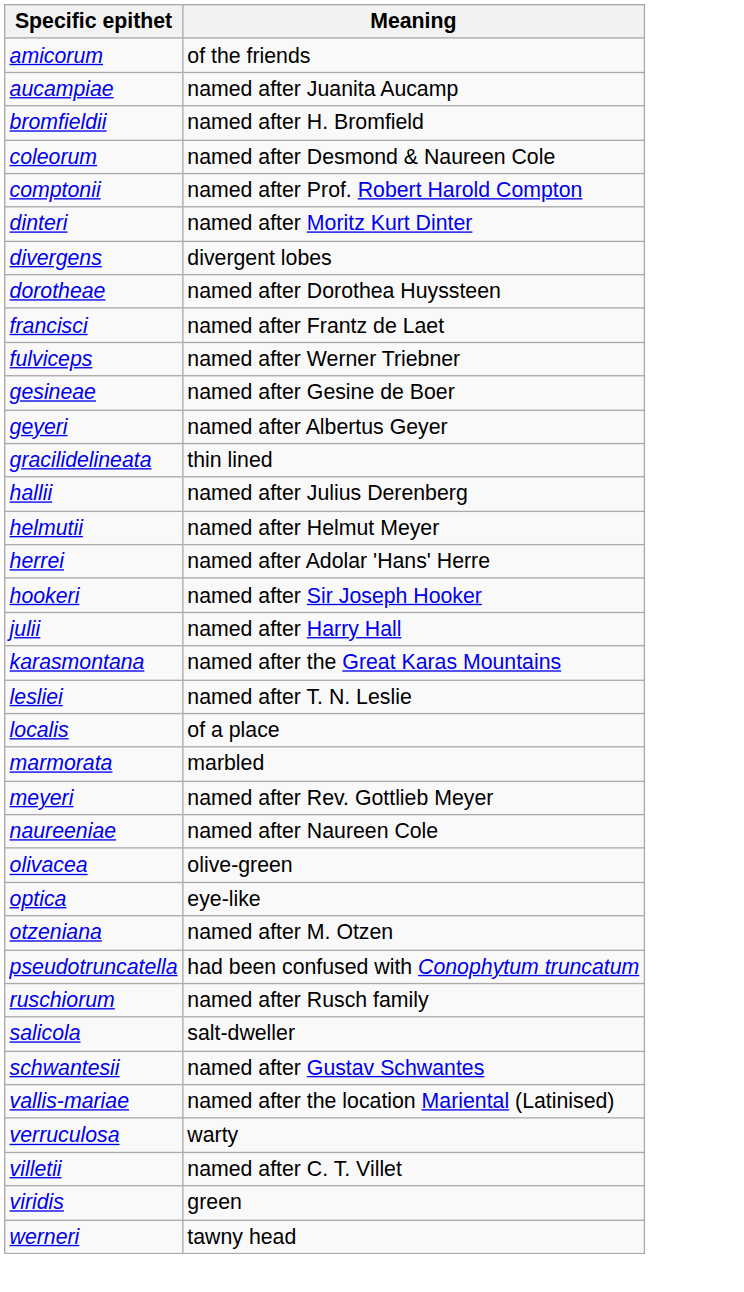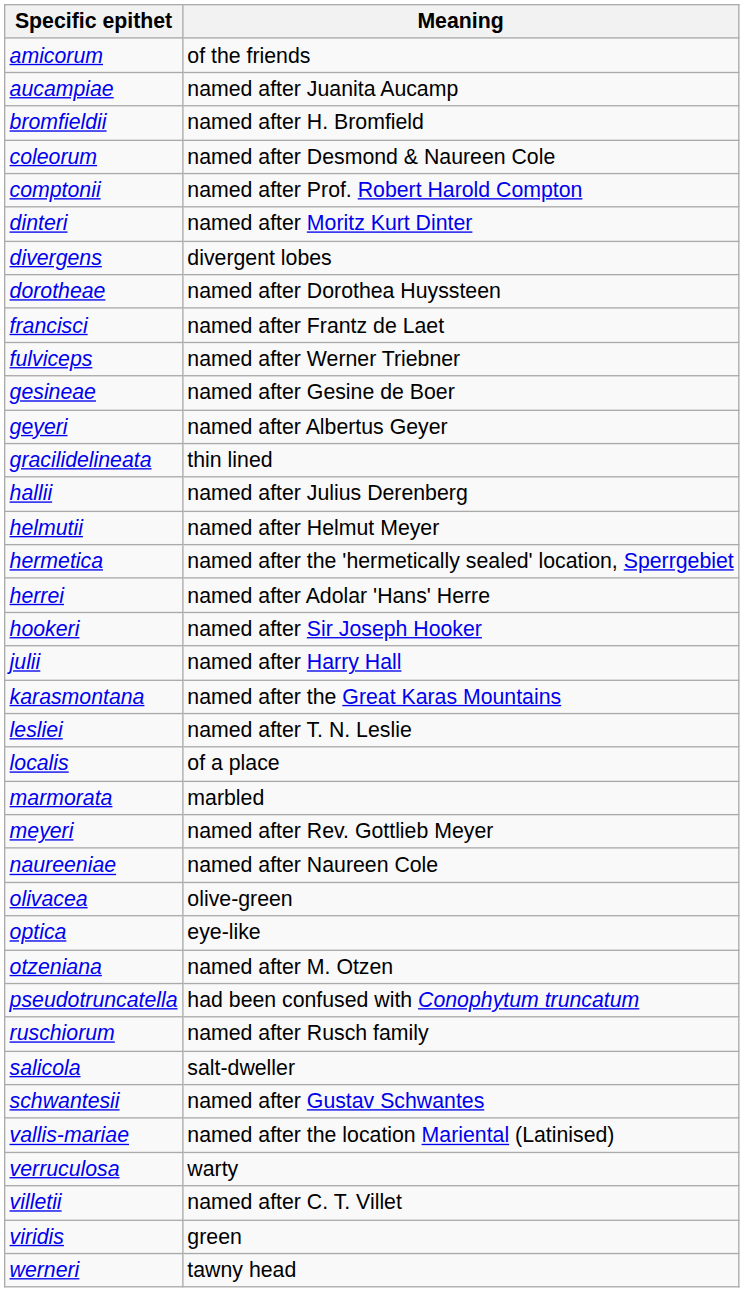+ row: (56, 561)
